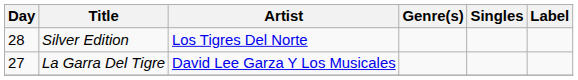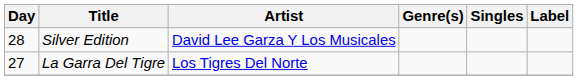(240, 39) Los Tigres Del Norte -> (284, 39) David Lee Garza Y Los Musicales
(284, 63) David Lee Garza Y Los Musicales -> (240, 63) Los Tigres Del Norte
